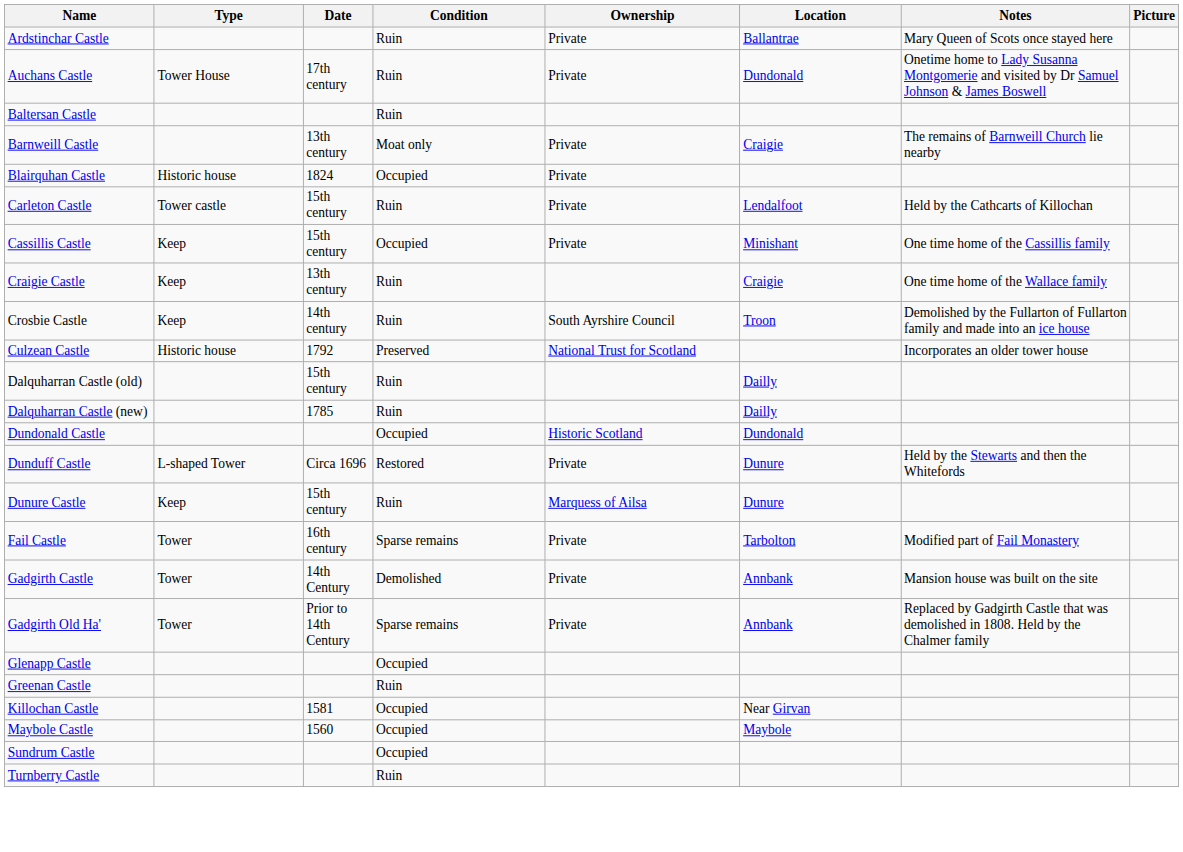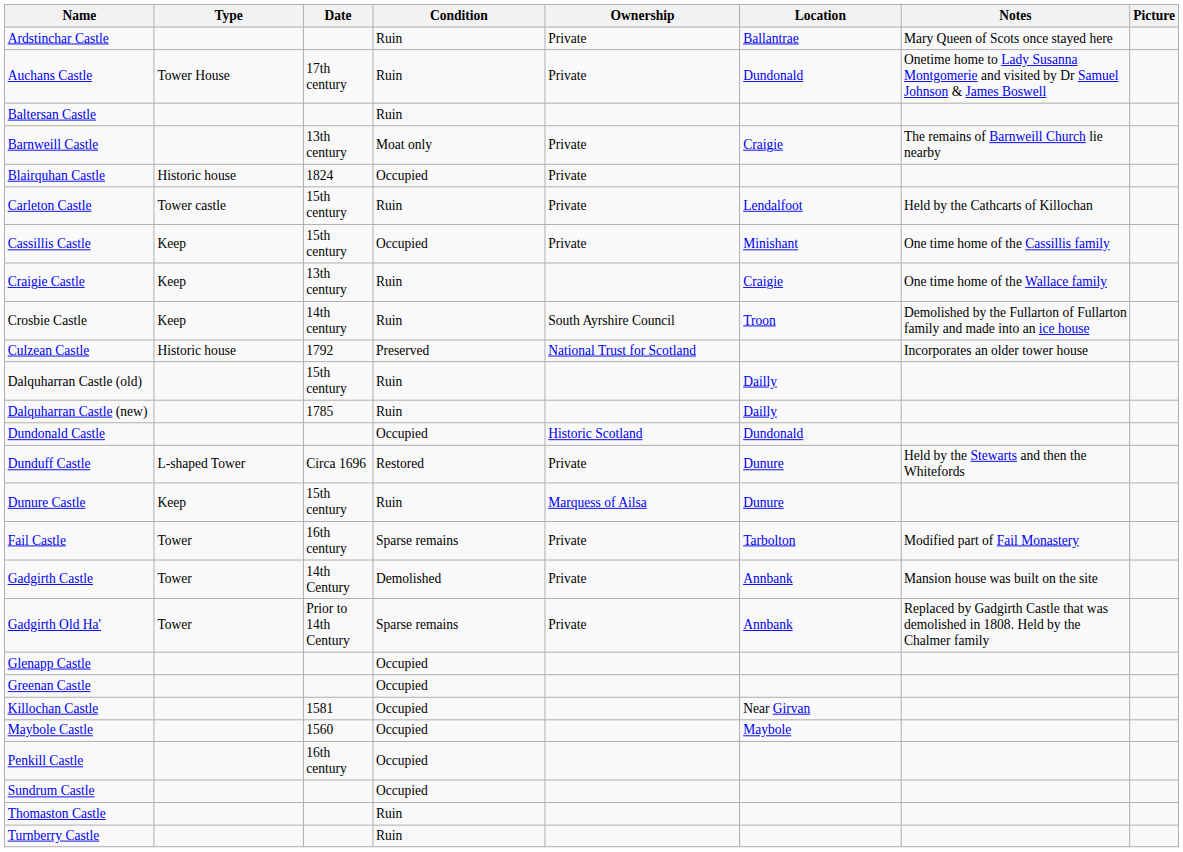(389, 686) Ruin -> (402, 686) Occupied
+ row: (45, 761)
+ row: (57, 813)
